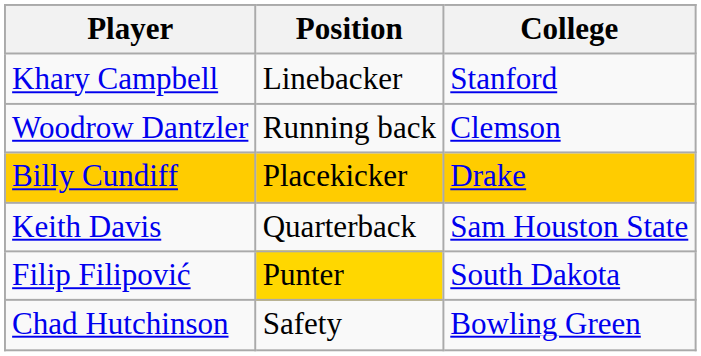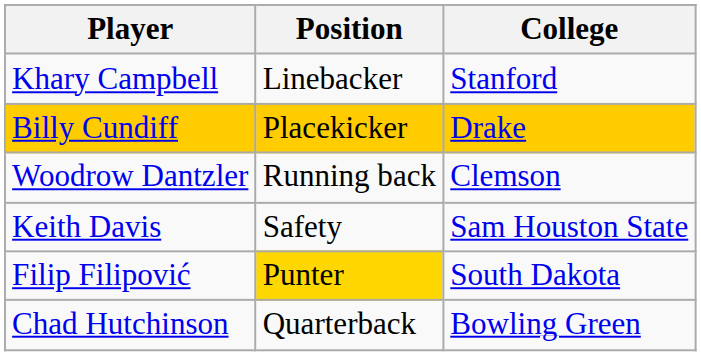rows swapped: (95, 176) <-> (130, 127)
(339, 226) Quarterback -> (302, 226) Safety
(302, 324) Safety -> (339, 324) Quarterback
